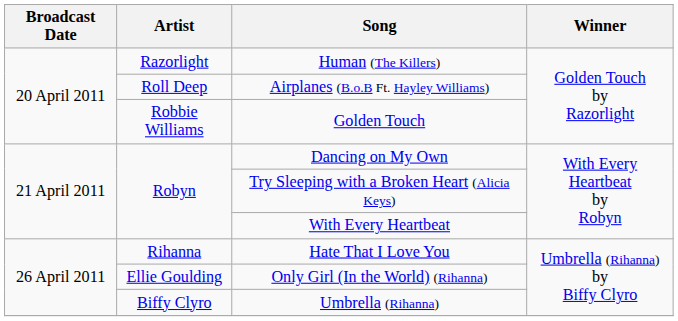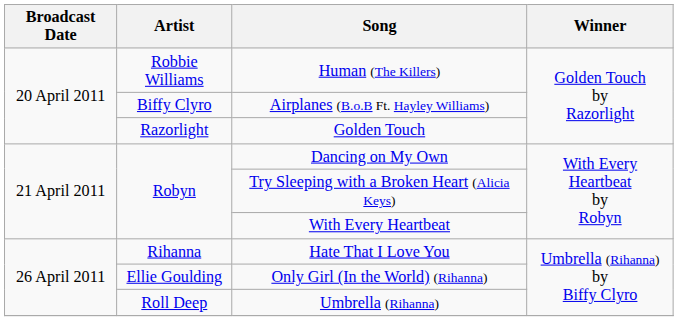(174, 61) Razorlight -> (174, 70) Robbie Williams
(174, 86) Roll Deep -> (174, 104) Biffy Clyro
(174, 121) Robbie Williams -> (174, 130) Razorlight
(174, 302) Biffy Clyro -> (174, 302) Roll Deep
